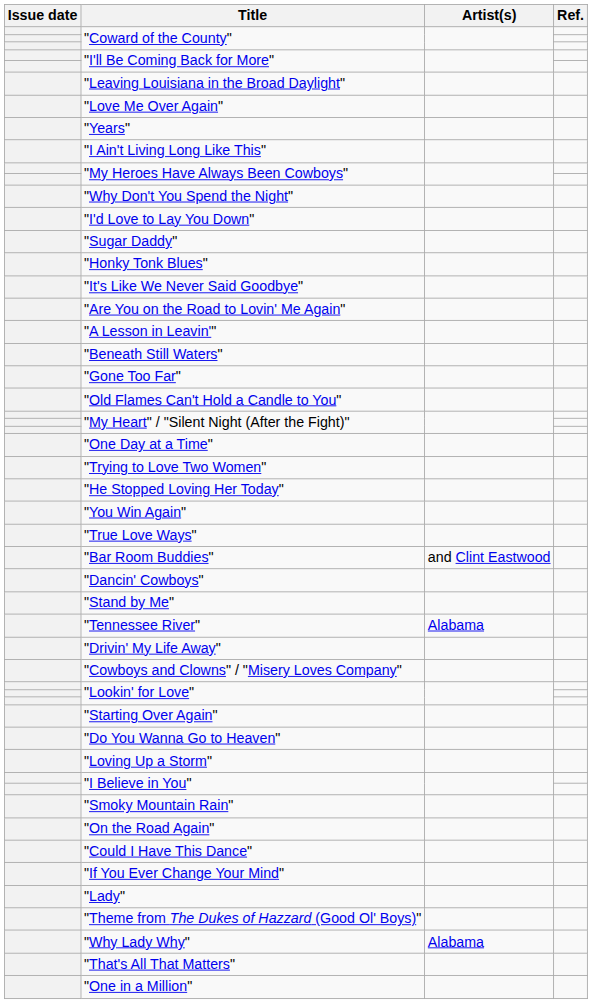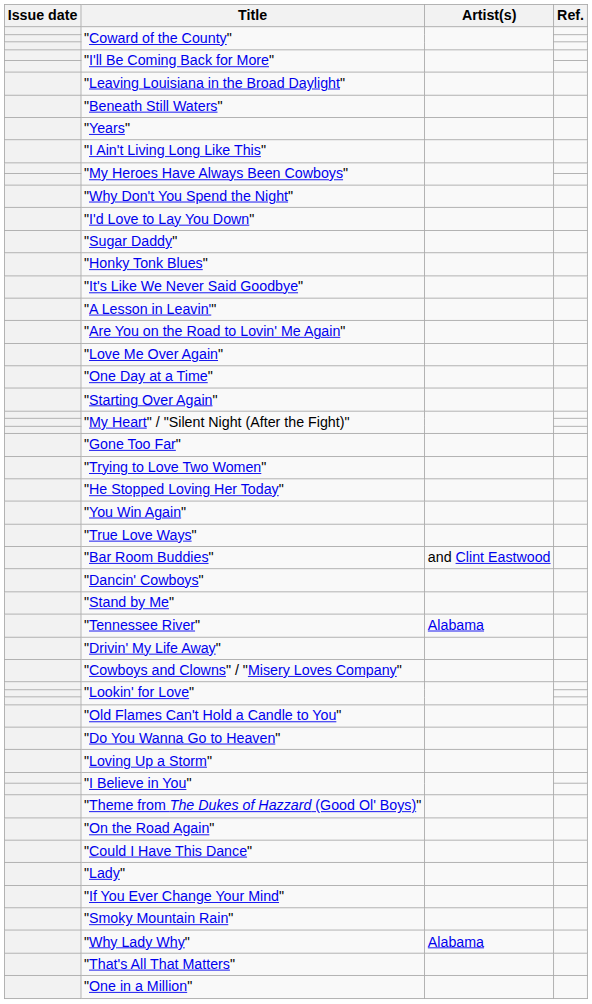rows swapped: (154, 106) <-> (153, 354)
rows swapped: (150, 331) <-> (215, 309)
rows swapped: (132, 377) <-> (148, 444)
rows swapped: (151, 715) <-> (213, 399)
rows swapped: (253, 919) <-> (159, 806)
rows swapped: (104, 896) <-> (184, 873)
